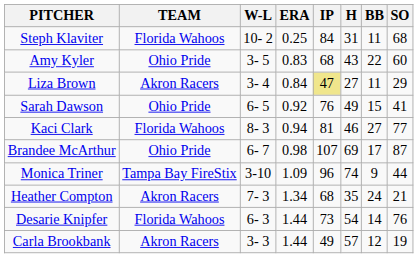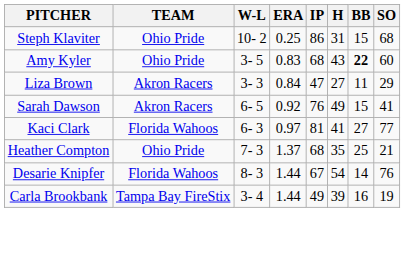(179, 38) Florida Wahoos -> (173, 38) Ohio Pride
(327, 38) 84 -> (317, 38) 86
(374, 38) 11 -> (361, 38) 15
(374, 60) normal -> (361, 60) bold
(258, 83) 3- 4 -> (252, 83) 3- 3
(327, 83) khaki background -> (317, 83) no background
(179, 106) Ohio Pride -> (173, 106) Akron Racers
(258, 128) 8- 3 -> (252, 128) 6- 3
(295, 128) 0.94 -> (288, 128) 0.97
(351, 128) 46 -> (338, 128) 41
- row: (62, 151)
- row: (62, 173)
(179, 196) Akron Racers -> (173, 151) Ohio Pride
(295, 196) 1.34 -> (288, 151) 1.37
(374, 196) 24 -> (361, 151) 25
(258, 219) 6- 3 -> (252, 173) 8- 3
(327, 219) 73 -> (317, 173) 67
(179, 241) Akron Racers -> (173, 196) Tampa Bay FireStix
(258, 241) 3- 3 -> (252, 196) 3- 4
(351, 241) 57 -> (338, 196) 39
(374, 241) 12 -> (361, 196) 16
